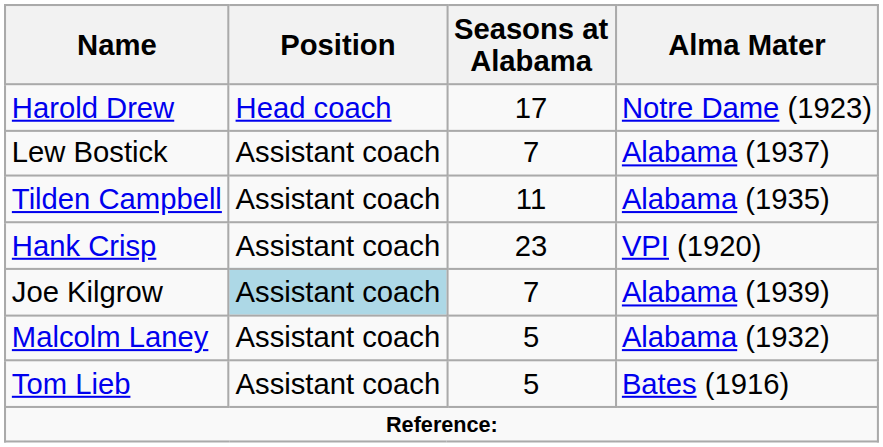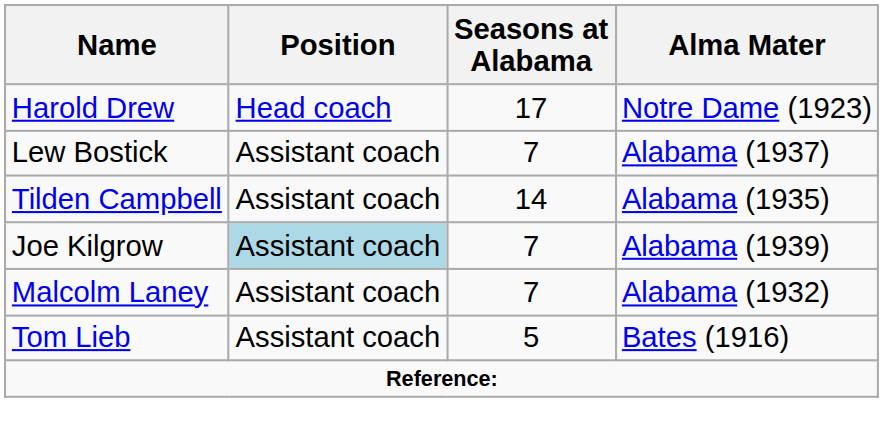(531, 200) 11 -> (531, 200) 14
- row: (84, 246)
(531, 338) 5 -> (531, 292) 7
